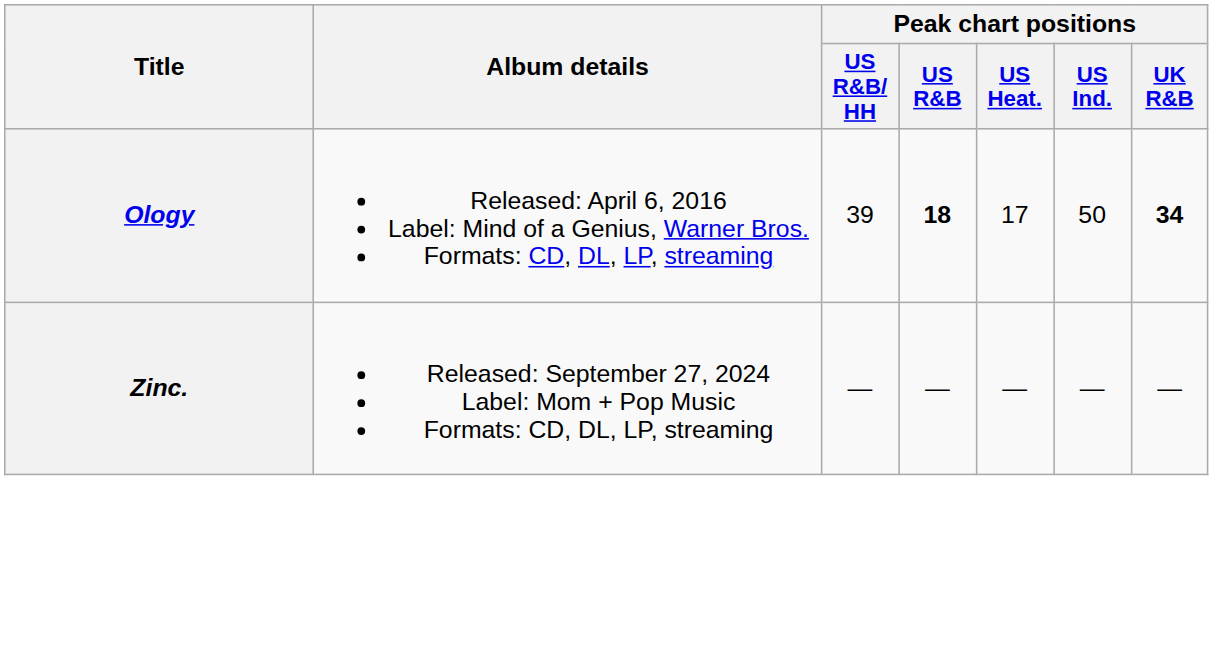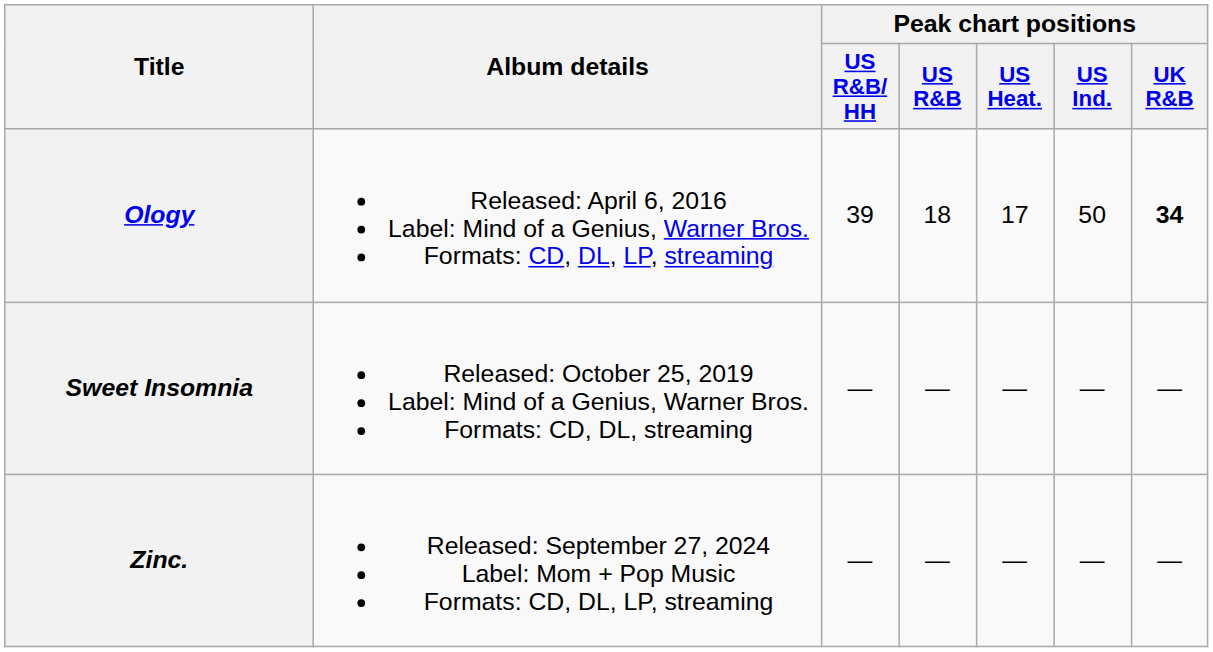(937, 215) bold -> (937, 215) normal
+ row: (159, 387)
